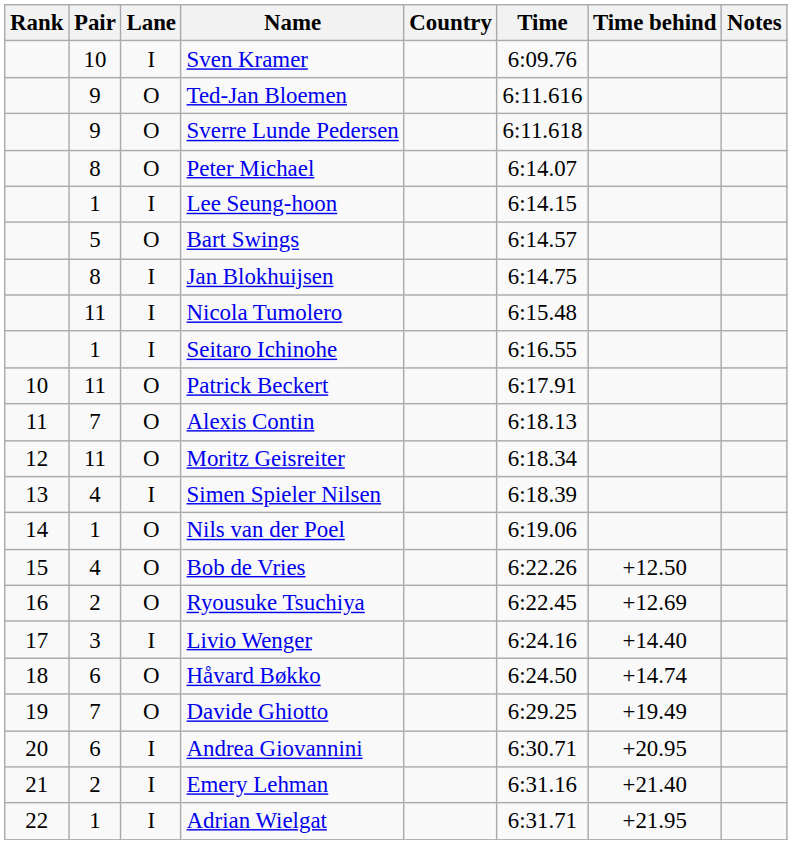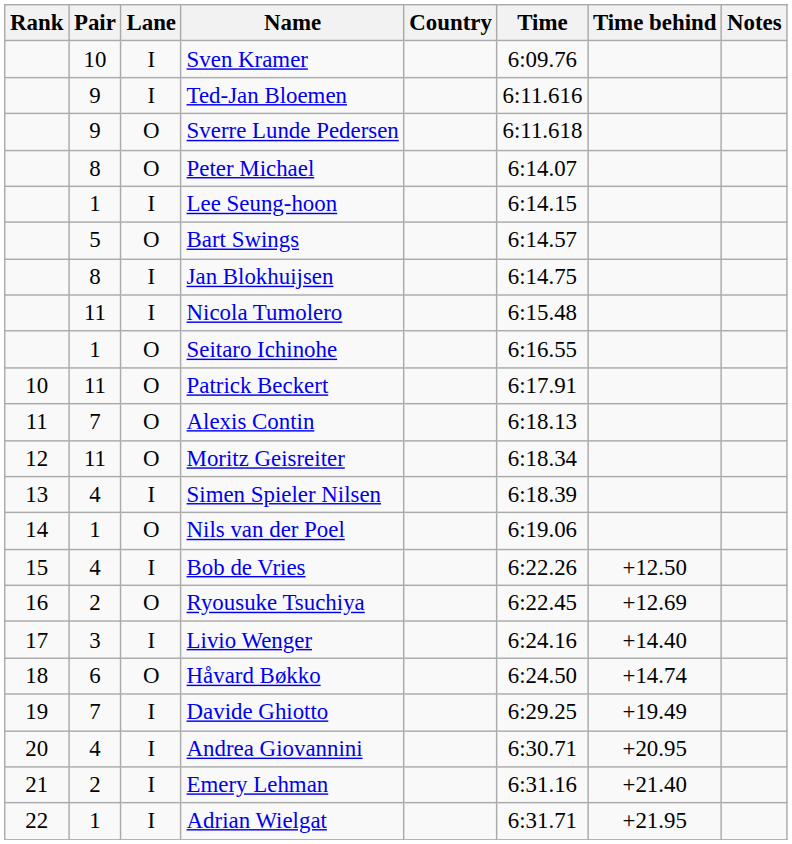(151, 95) O -> (151, 95) I
(151, 349) I -> (151, 349) O
(151, 566) O -> (151, 566) I
(151, 712) O -> (151, 712) I
(95, 748) 6 -> (95, 748) 4
